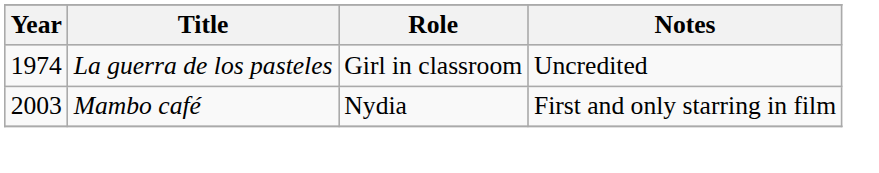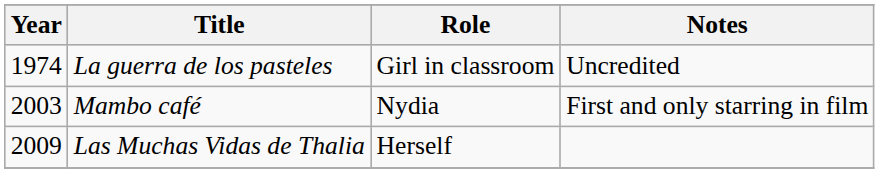+ row: (219, 146)
